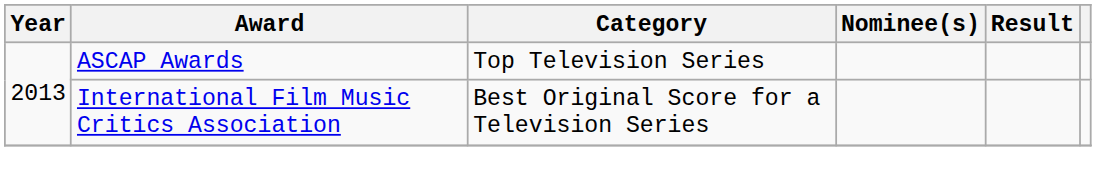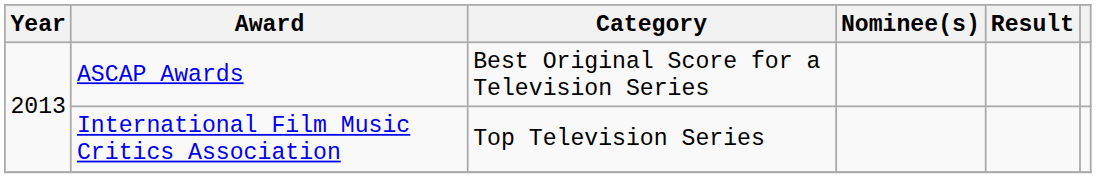(619, 61) Top Television Series -> (647, 75) Best Original Score for a Television Series
(647, 113) Best Original Score for a Television Series -> (619, 139) Top Television Series
